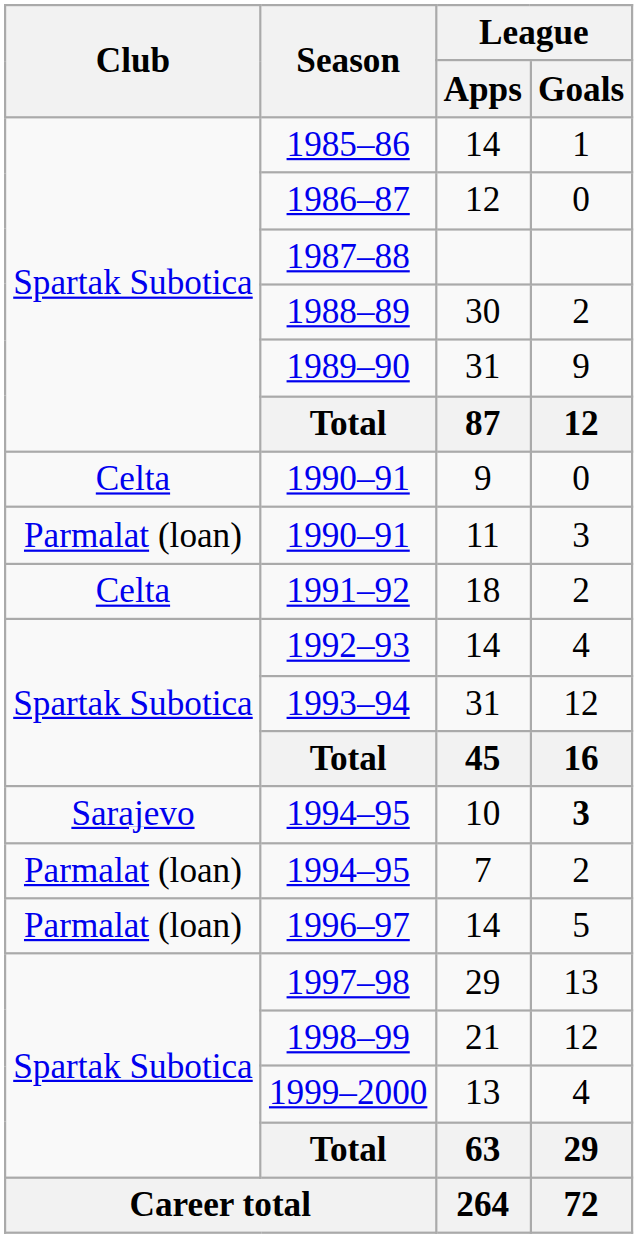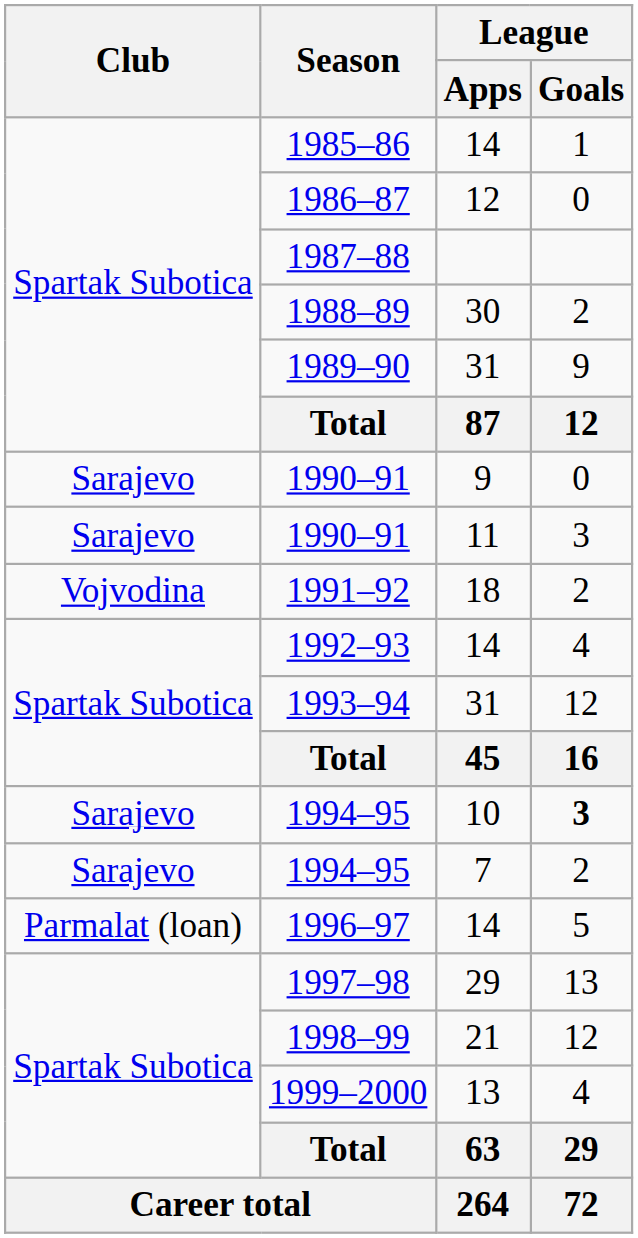(133, 479) Celta -> (133, 479) Sarajevo
(133, 534) Parmalat (loan) -> (133, 534) Sarajevo
(133, 590) Celta -> (133, 590) Vojvodina
(133, 869) Parmalat (loan) -> (133, 869) Sarajevo
